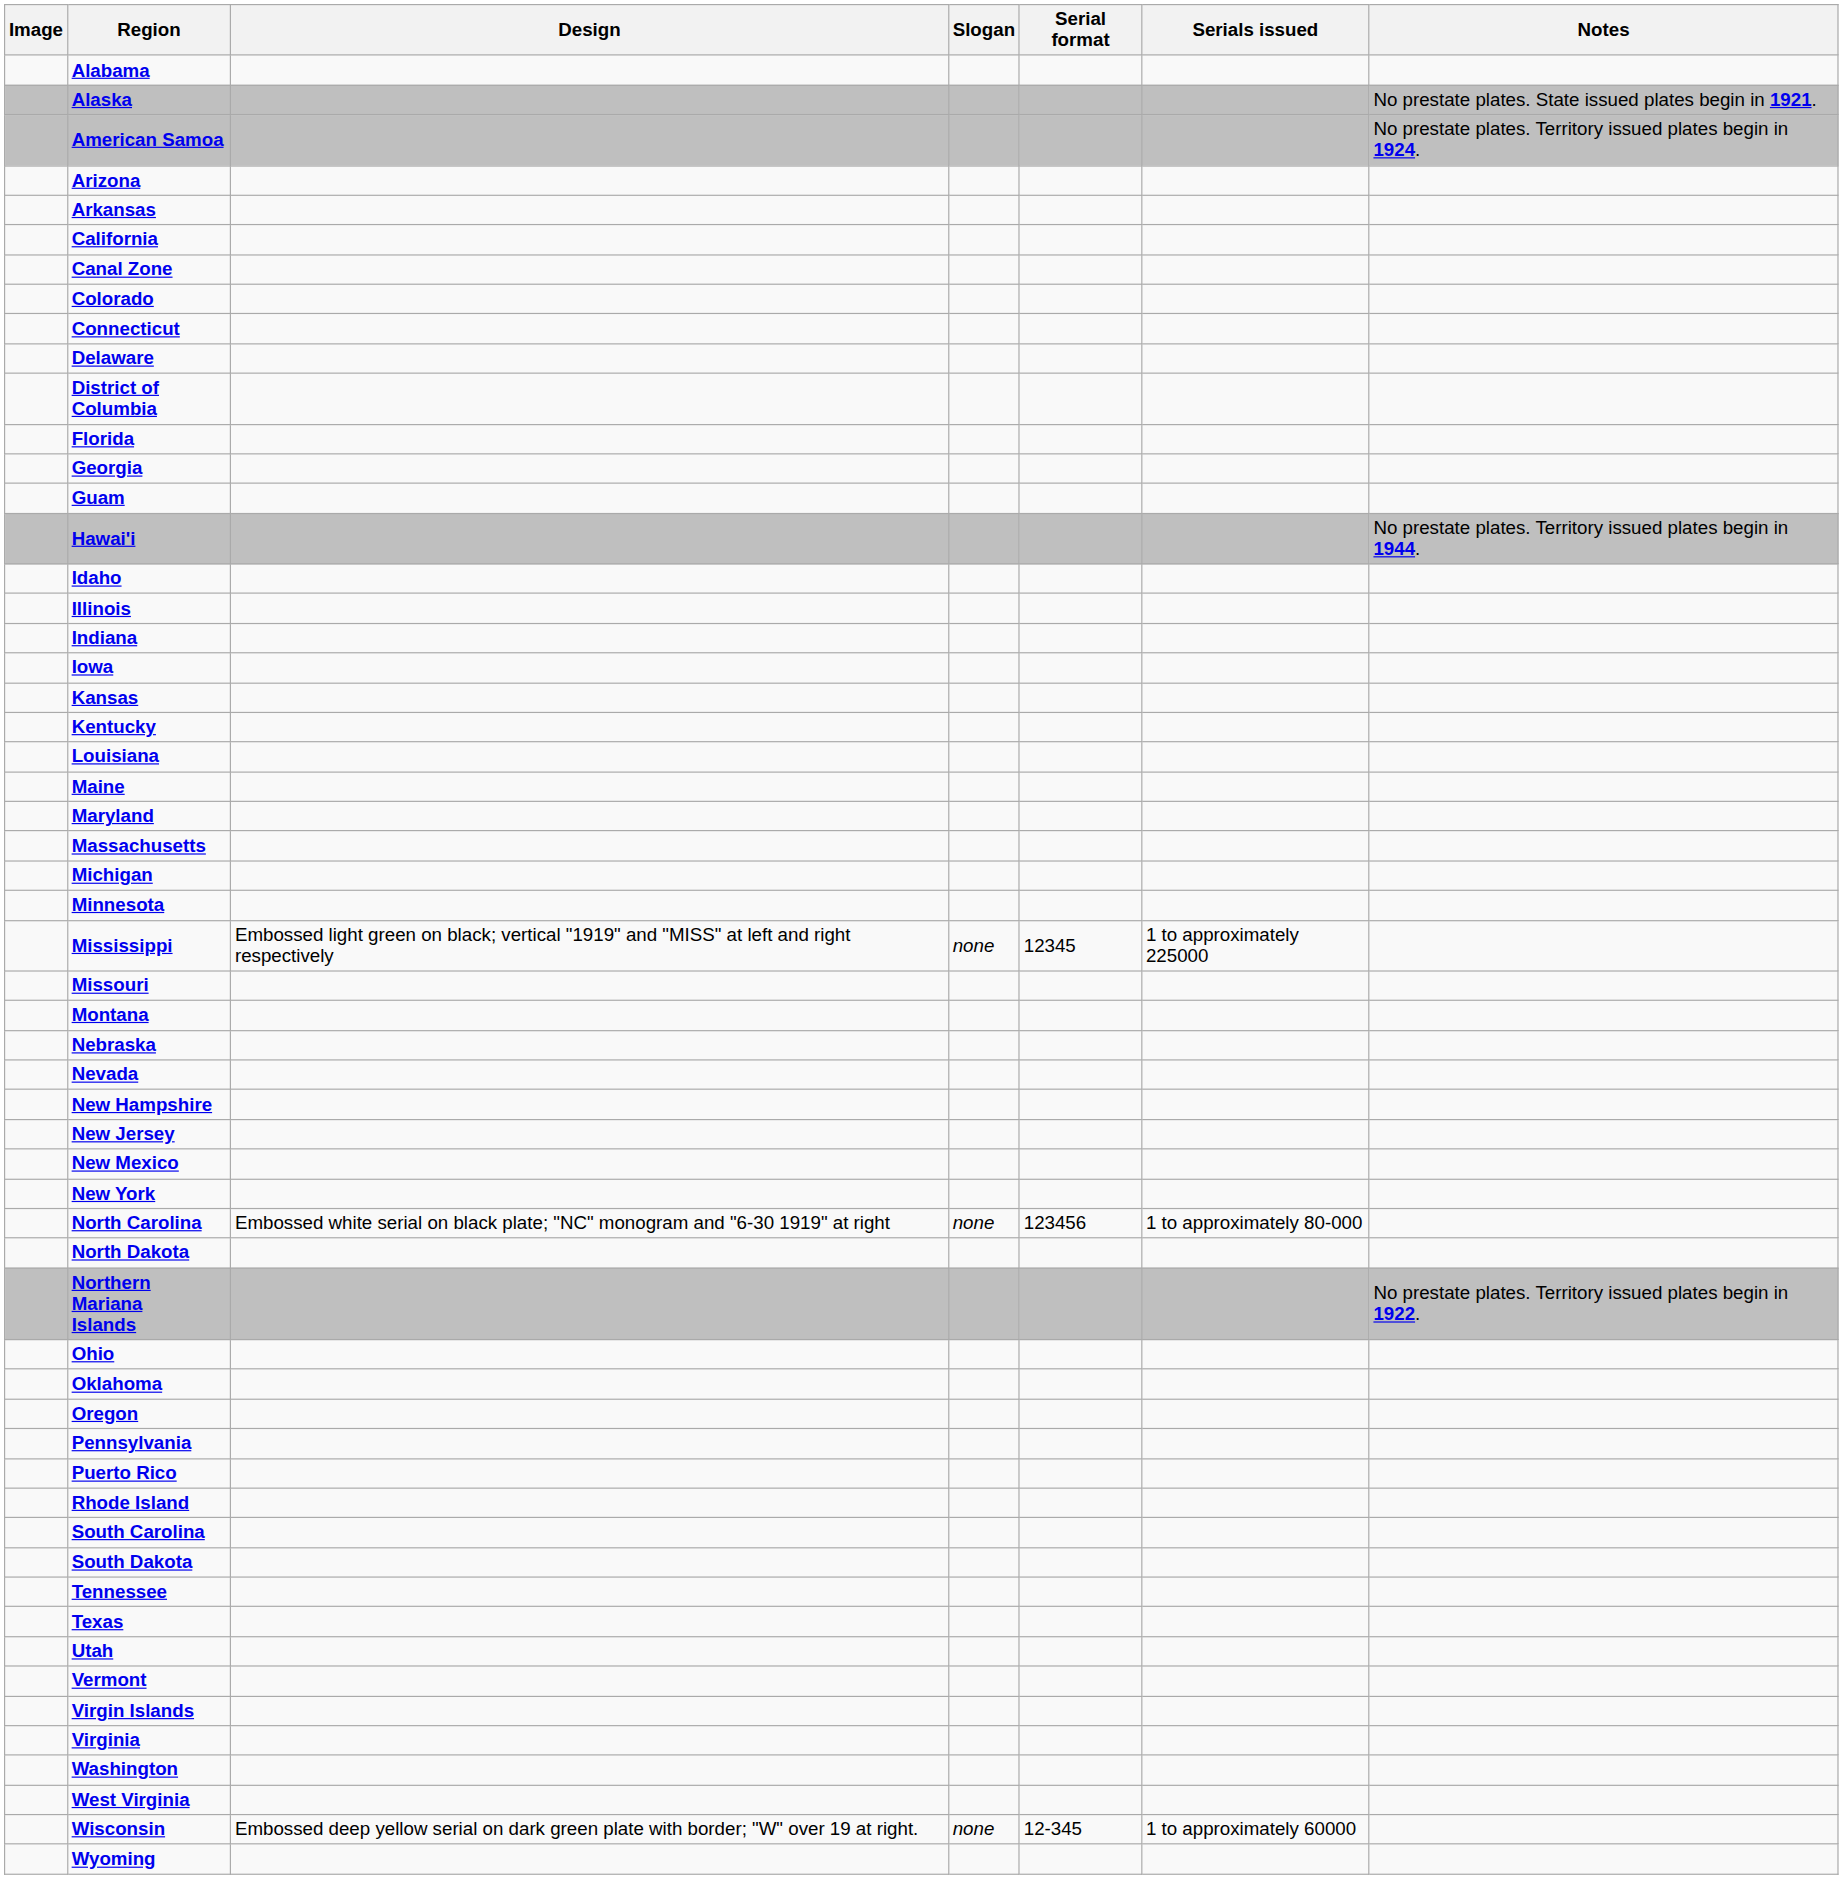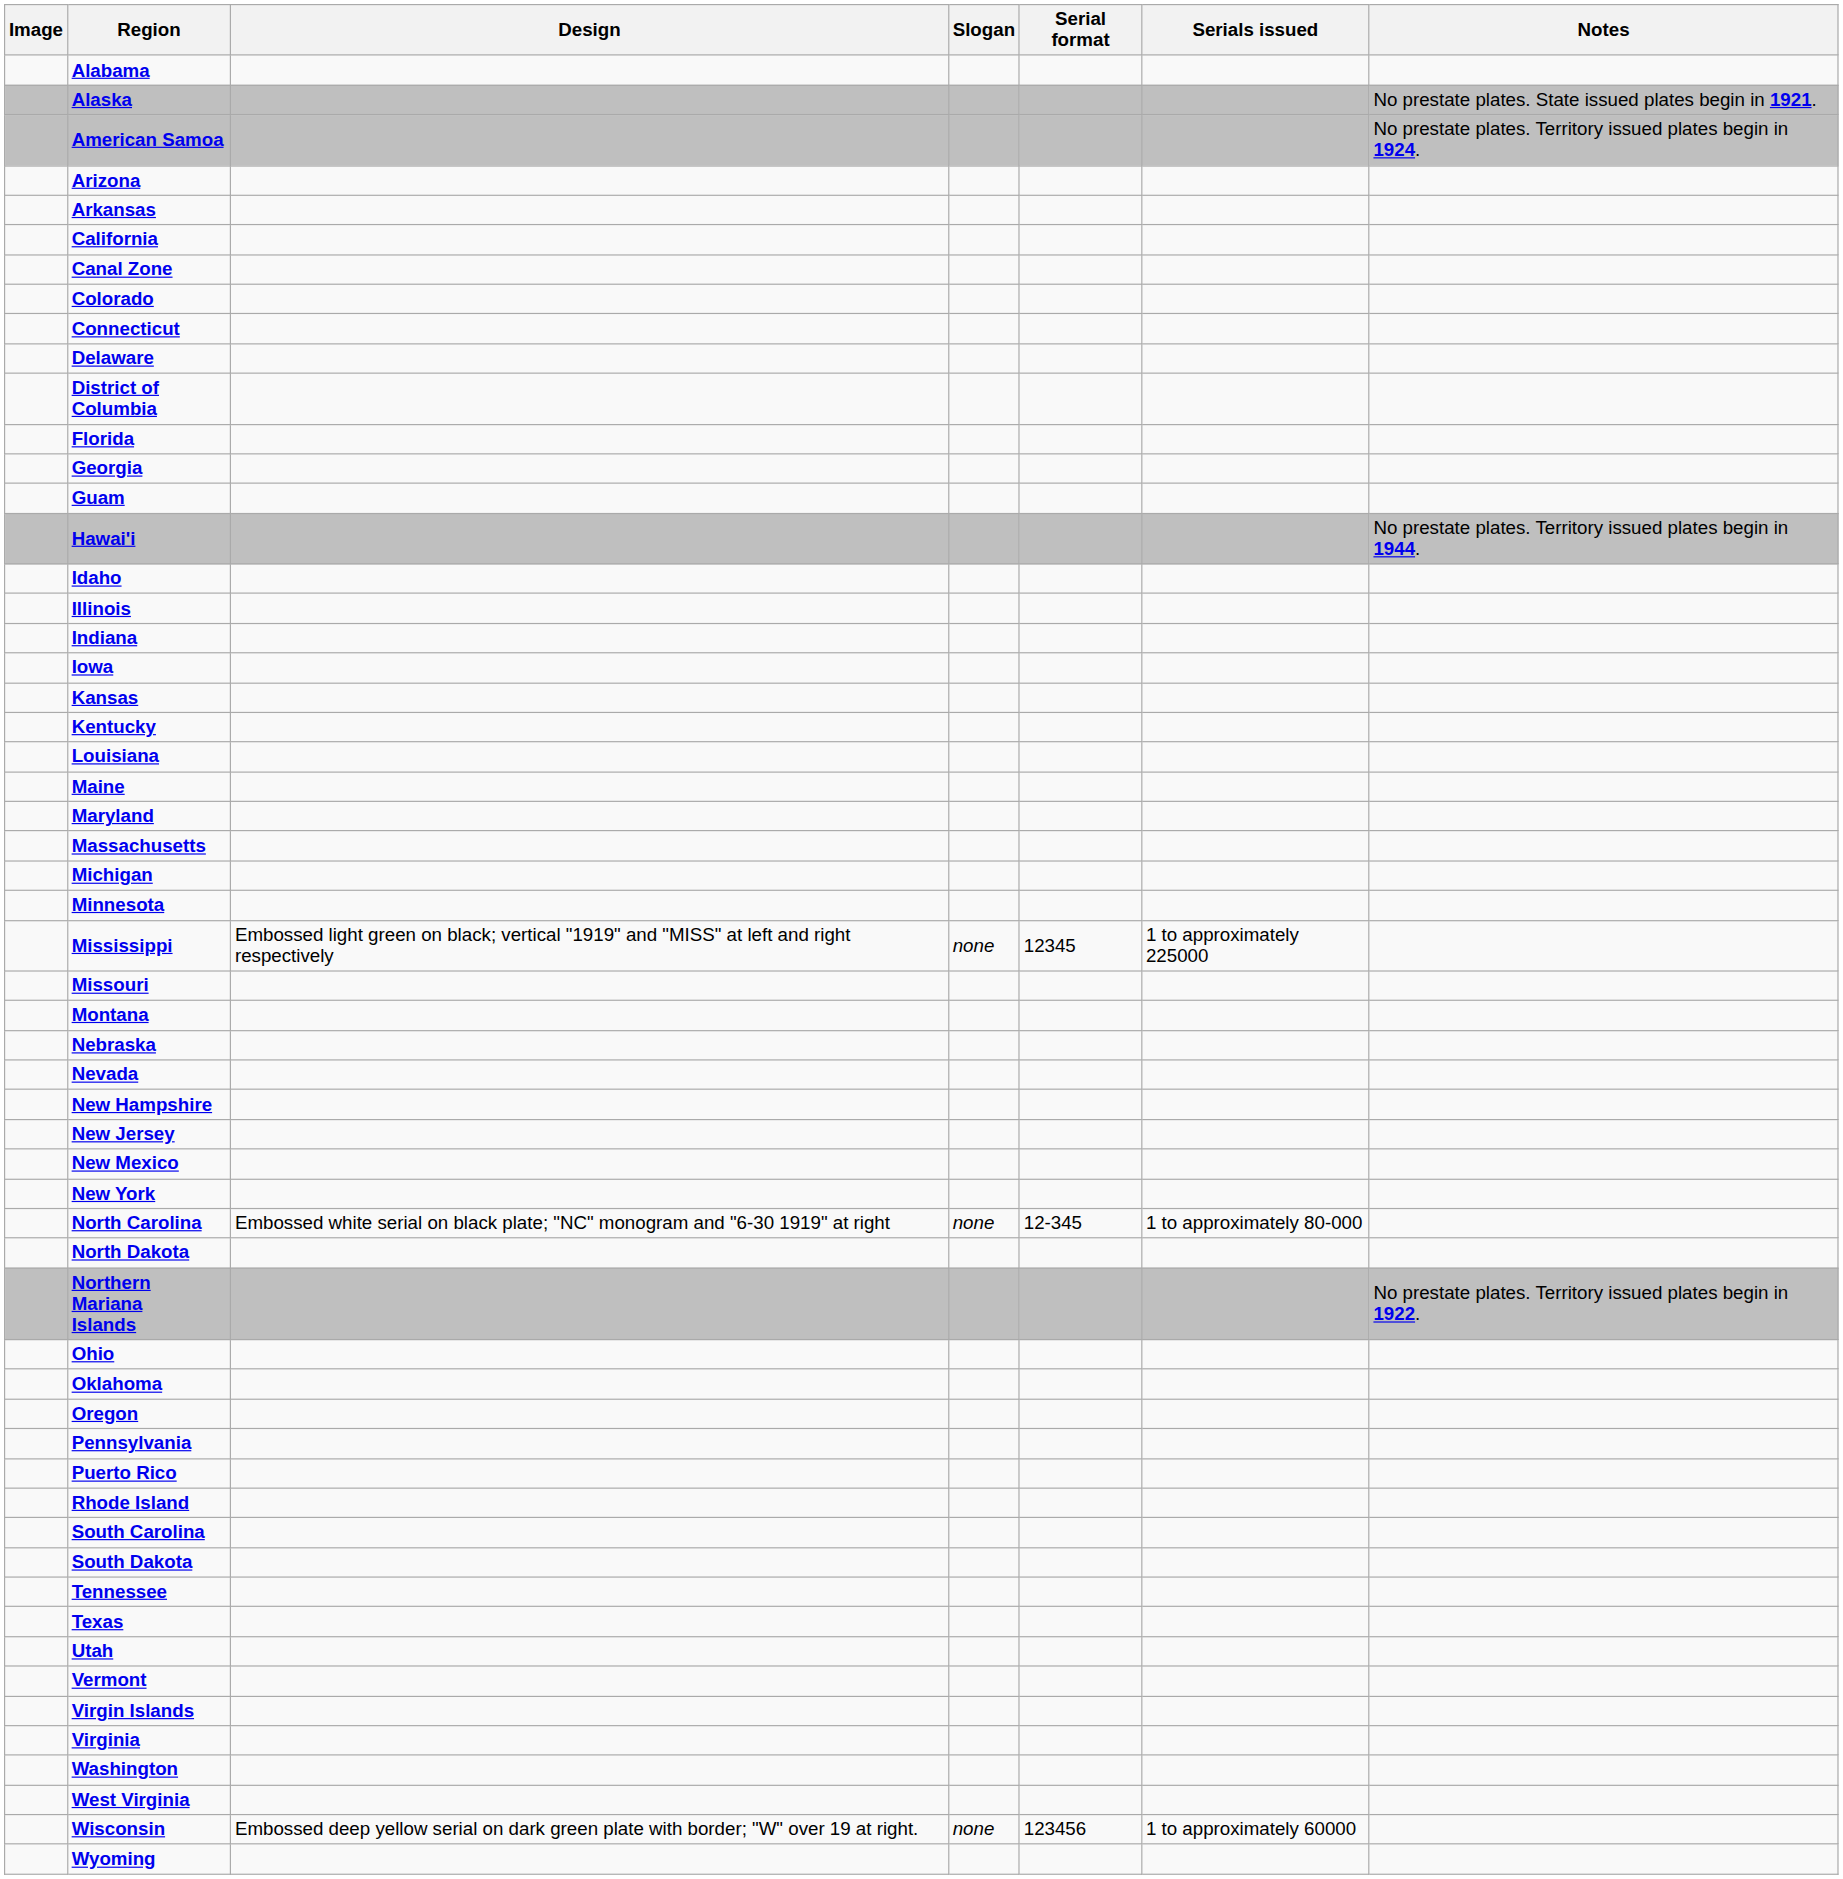(1055, 1223) 123456 -> (1053, 1223) 12-345
(1053, 1829) 12-345 -> (1055, 1829) 123456
